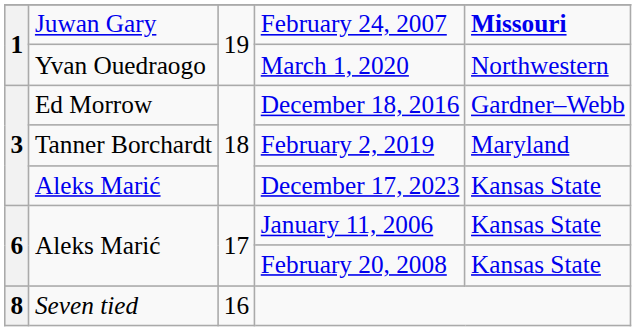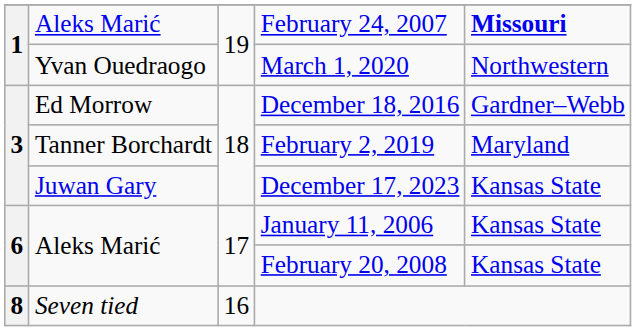(96, 24) Juwan Gary -> (98, 24) Aleks Marić
(98, 184) Aleks Marić -> (96, 184) Juwan Gary
